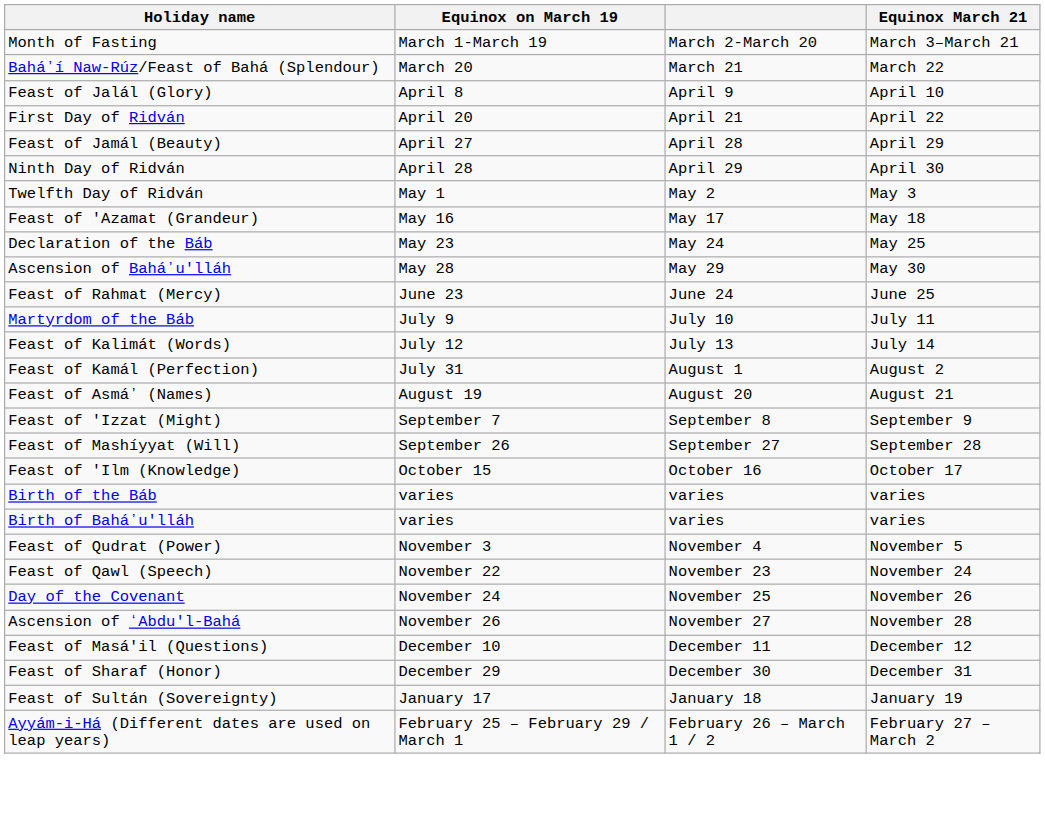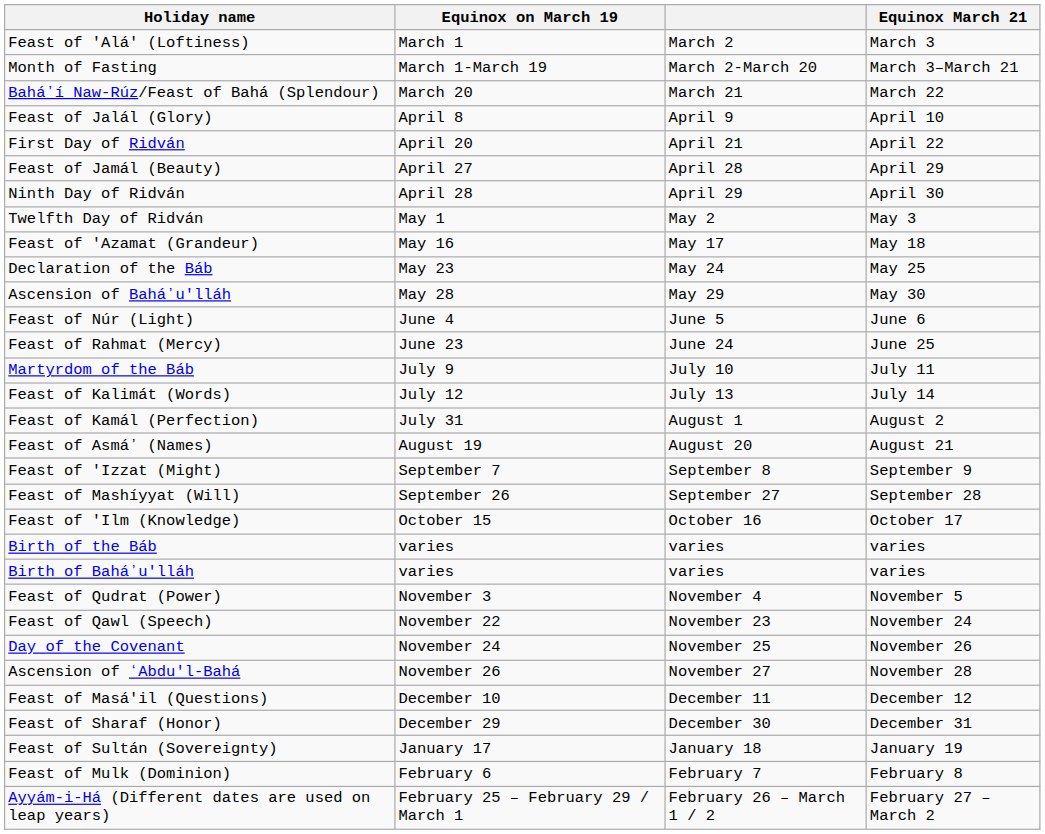+ row: (129, 42)
+ row: (101, 320)
+ row: (120, 774)
